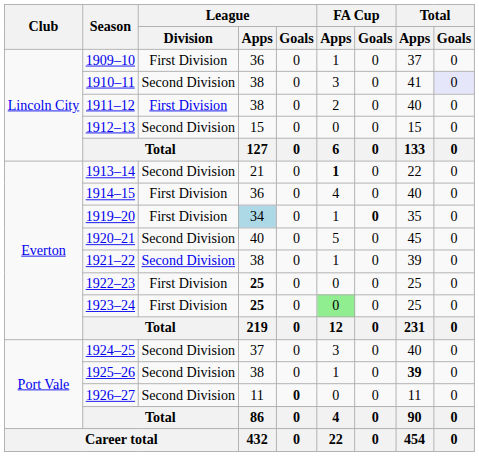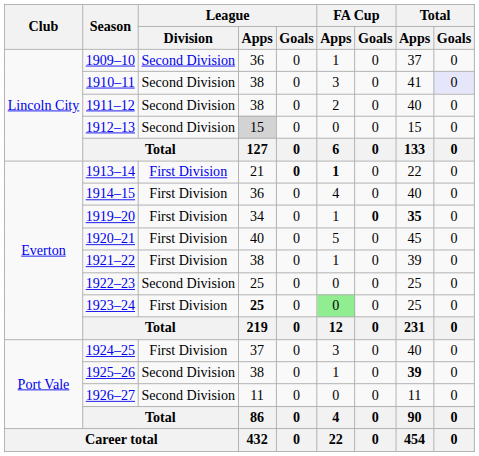(188, 60) First Division -> (188, 60) Second Division
(188, 104) First Division -> (188, 104) Second Division
(257, 127) no background -> (257, 127) lightgrey background
(188, 171) Second Division -> (188, 171) First Division
(296, 171) normal -> (296, 171) bold
(257, 216) lightblue background -> (257, 216) no background
(415, 216) normal -> (415, 216) bold
(188, 238) Second Division -> (188, 238) First Division
(188, 261) Second Division -> (188, 261) First Division
(188, 283) First Division -> (188, 283) Second Division
(257, 283) bold -> (257, 283) normal
(188, 350) Second Division -> (188, 350) First Division
(296, 395) bold -> (296, 395) normal
